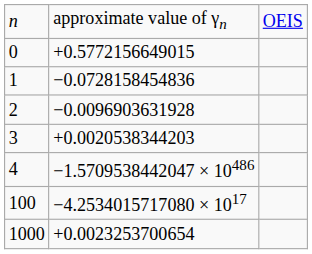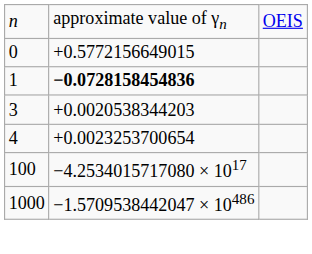(124, 80) normal -> (124, 80) bold
- row: (13, 109)
(154, 169) −1.5709538442047 × 10486 -> (124, 138) +0.0023253700654
(124, 234) +0.0023253700654 -> (154, 202) −1.5709538442047 × 10486
